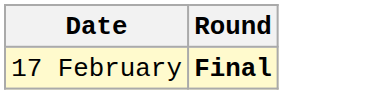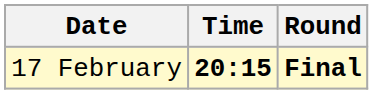+ column: (233, 26)
